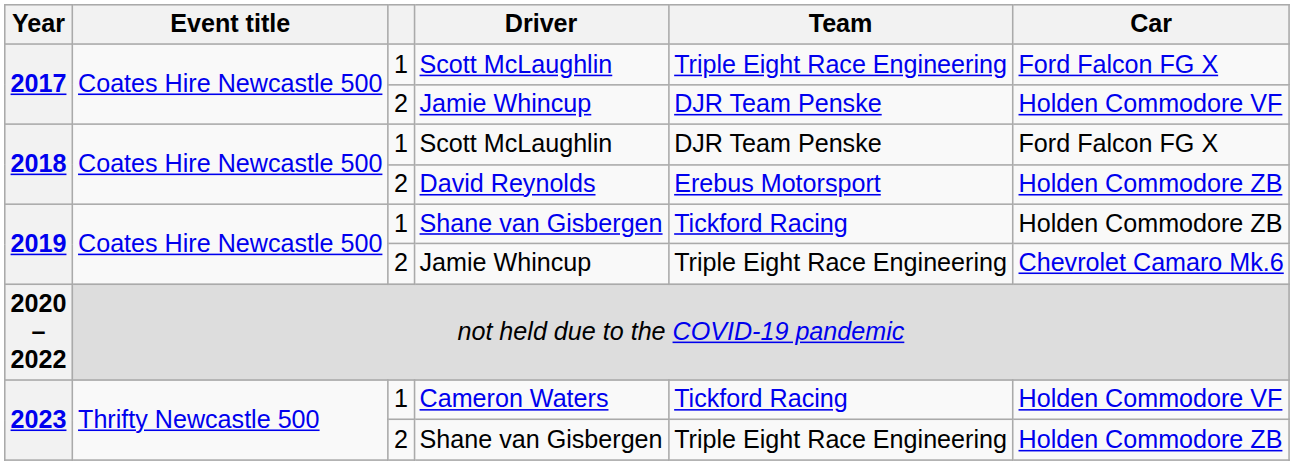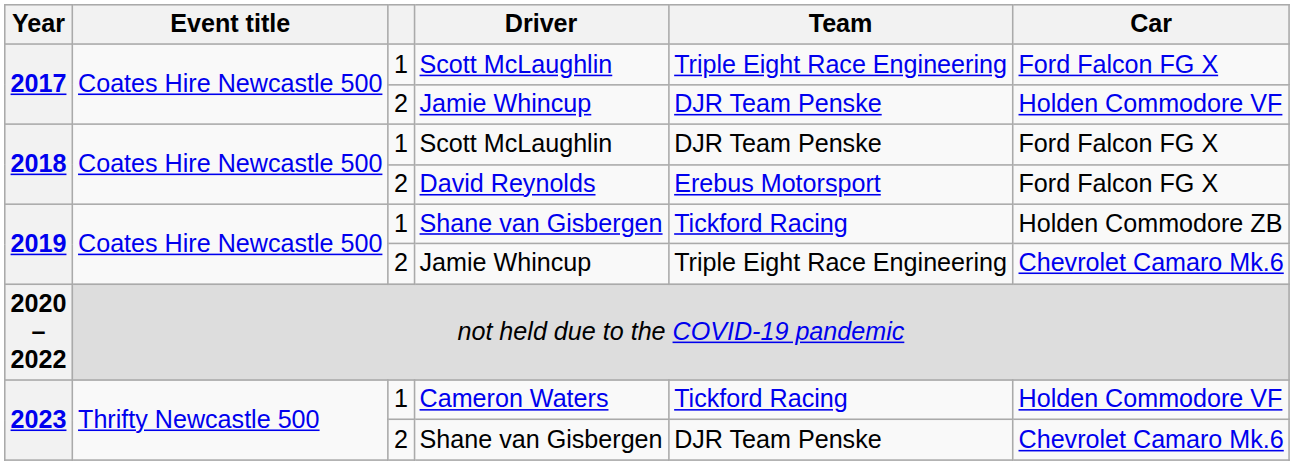(1150, 183) Holden Commodore ZB -> (1118, 183) Ford Falcon FG X
(841, 439) Triple Eight Race Engineering -> (778, 439) DJR Team Penske
(1150, 439) Holden Commodore ZB -> (1151, 439) Chevrolet Camaro Mk.6
